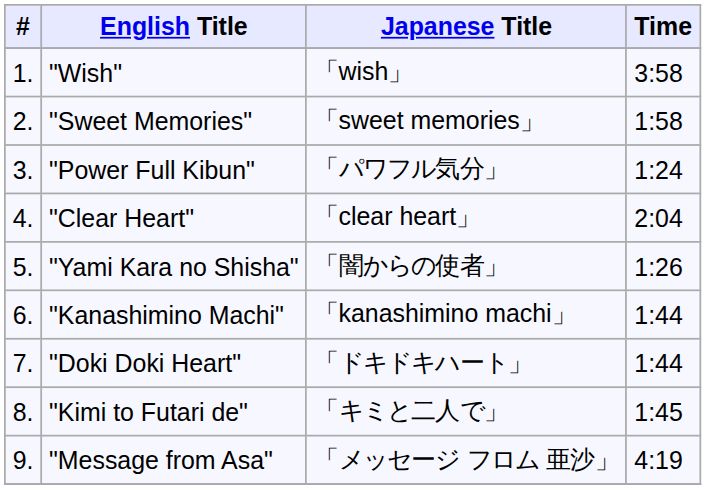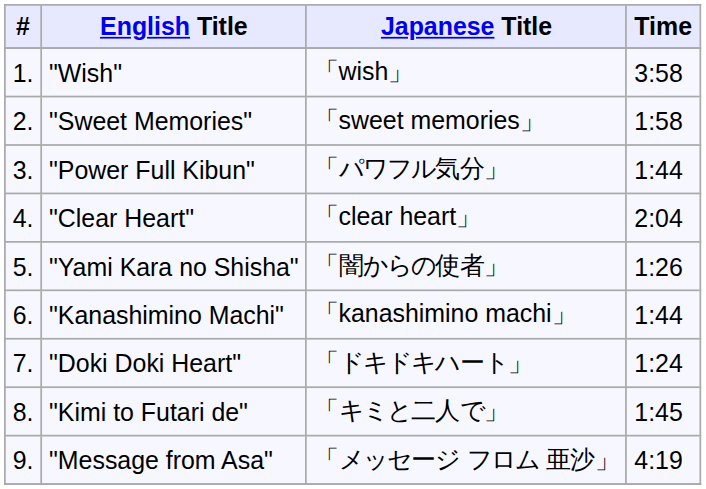(659, 170) 1:24 -> (659, 170) 1:44
(659, 363) 1:44 -> (659, 363) 1:24
